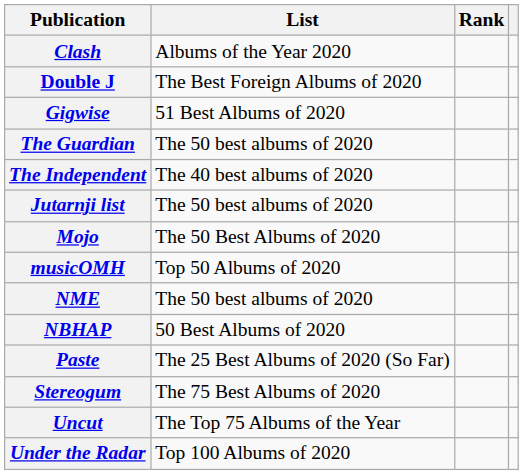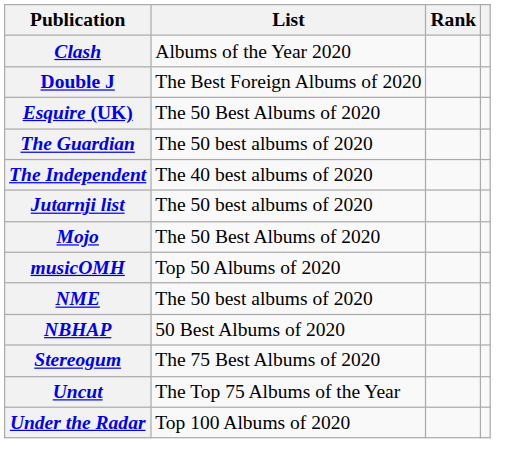+ row: (78, 112)
- row: (78, 112)
- row: (78, 360)
